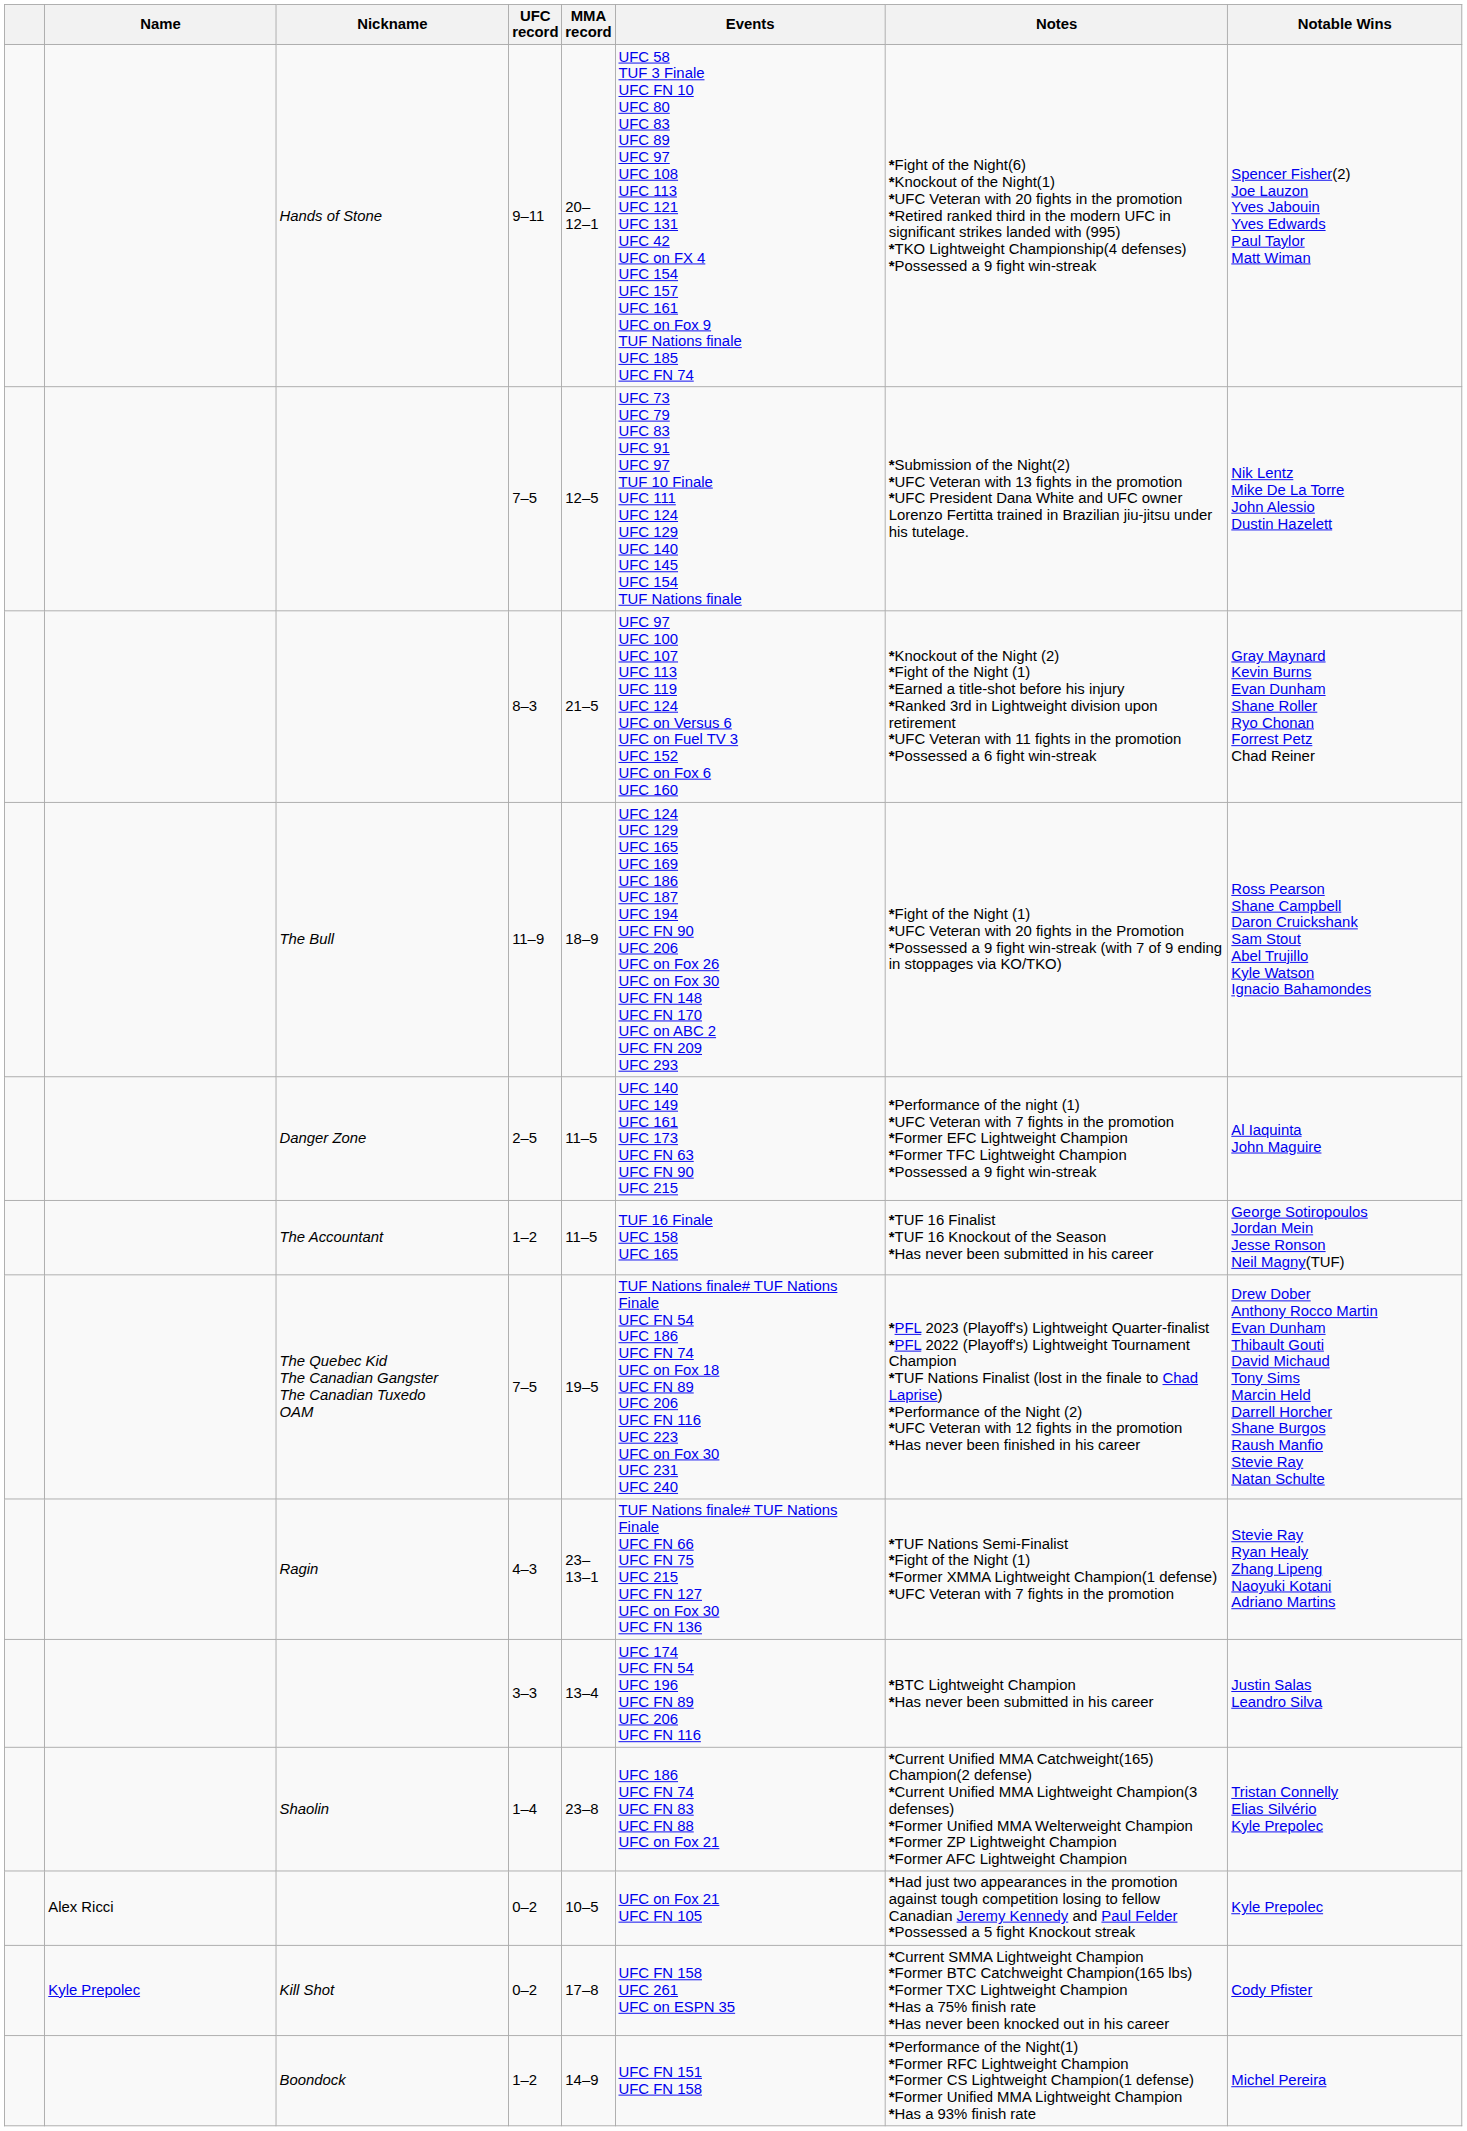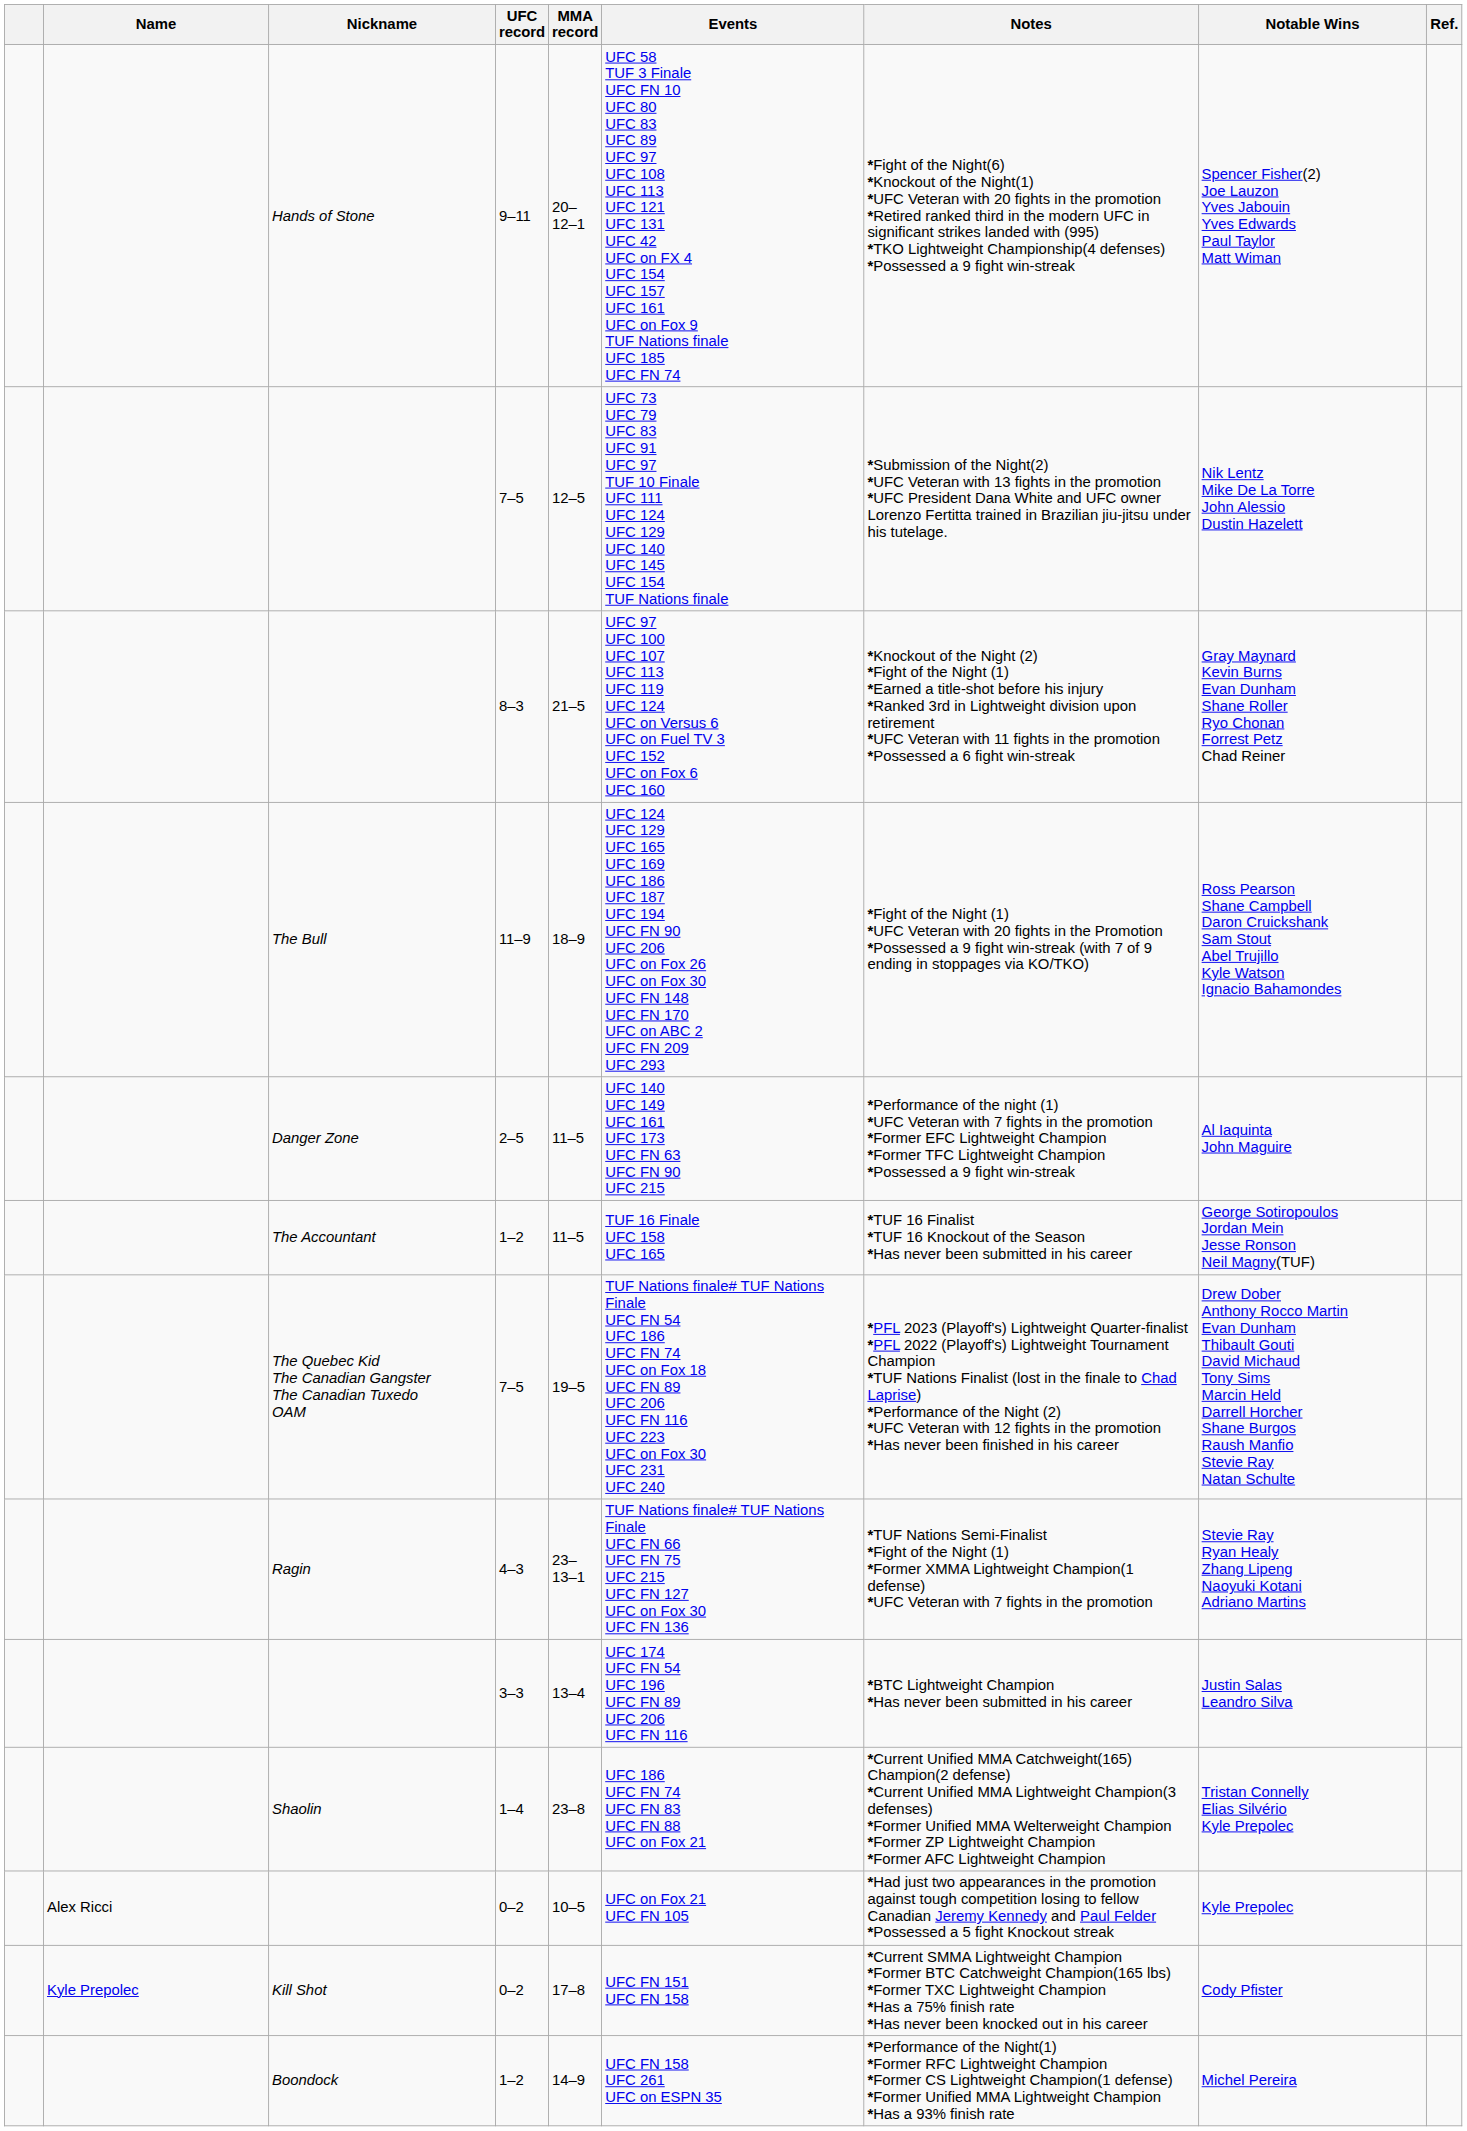+ column: (1444, 24)
(677, 1990) UFC FN 158 UFC 261 UFC on ESPN 35 -> (647, 1990) UFC FN 151 UFC FN 158
(660, 2080) UFC FN 151 UFC FN 158 -> (664, 2080) UFC FN 158 UFC 261 UFC on ESPN 35
